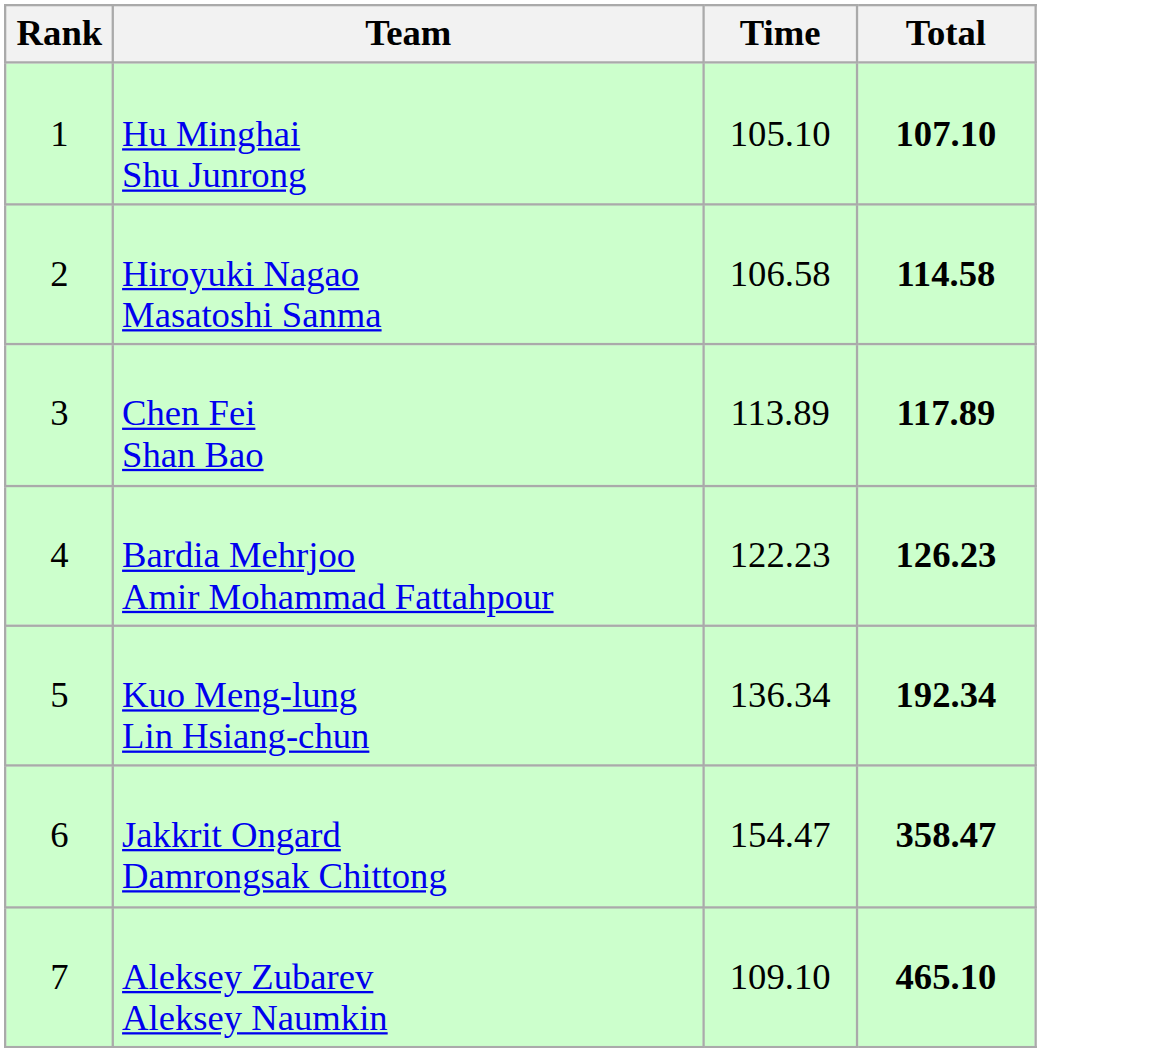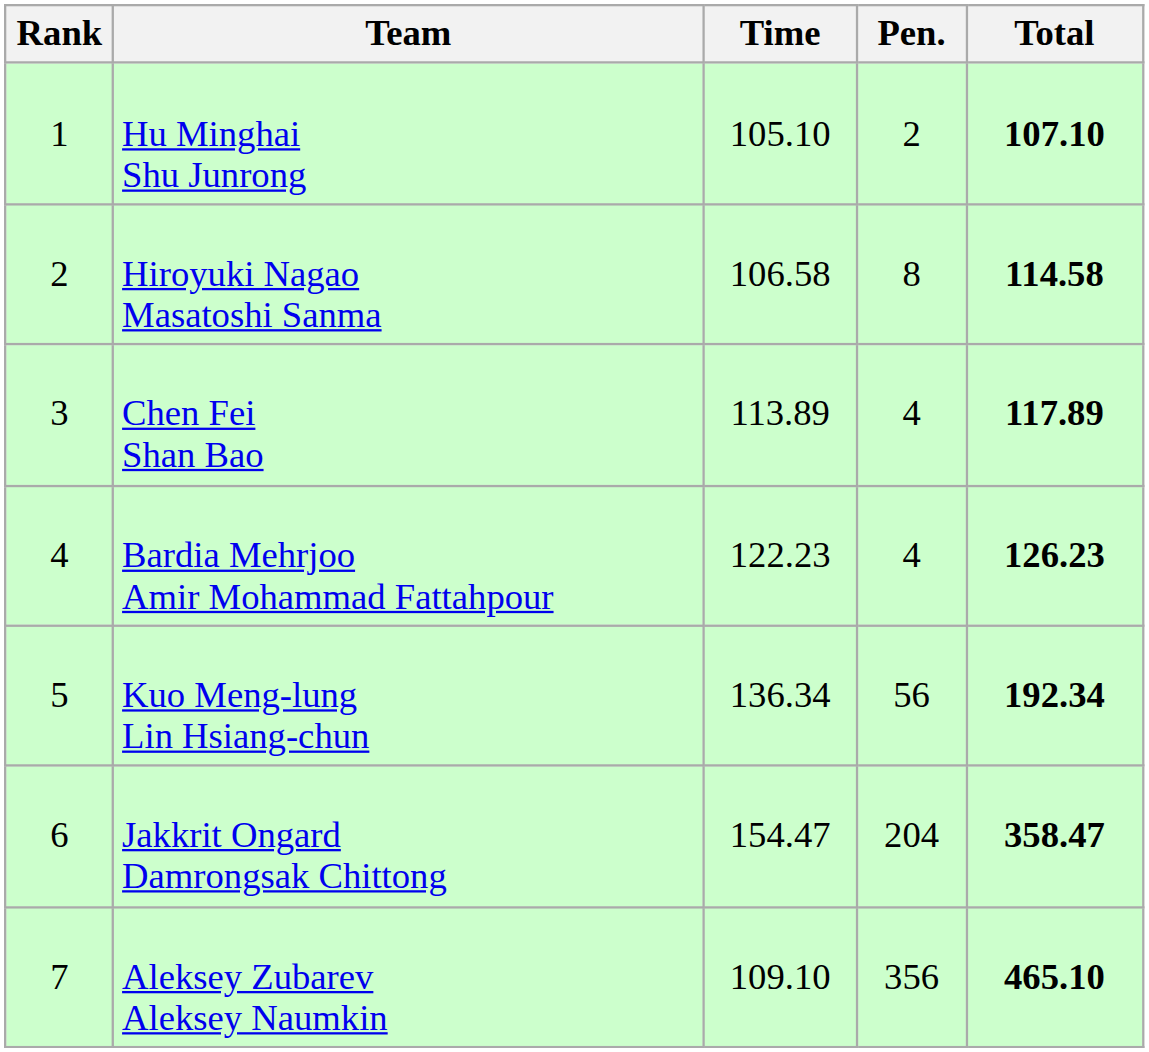+ column: (912, 33)
